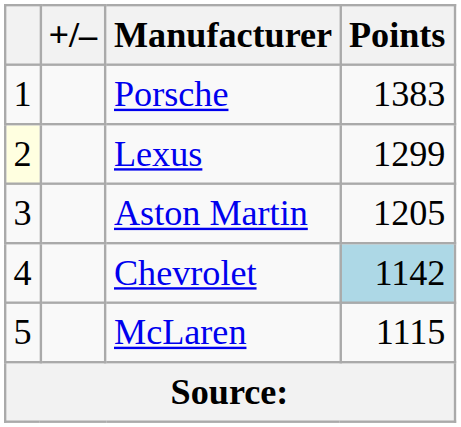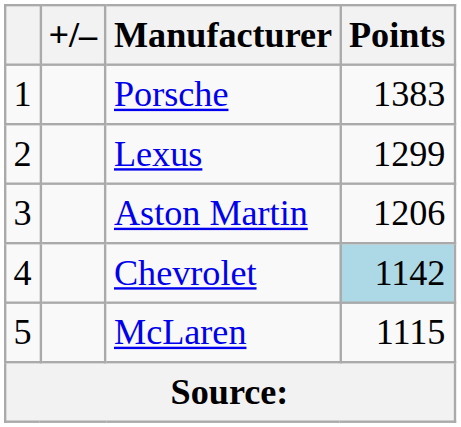(23, 153) lightyellow background -> (23, 153) no background
(409, 213) 1205 -> (409, 213) 1206
